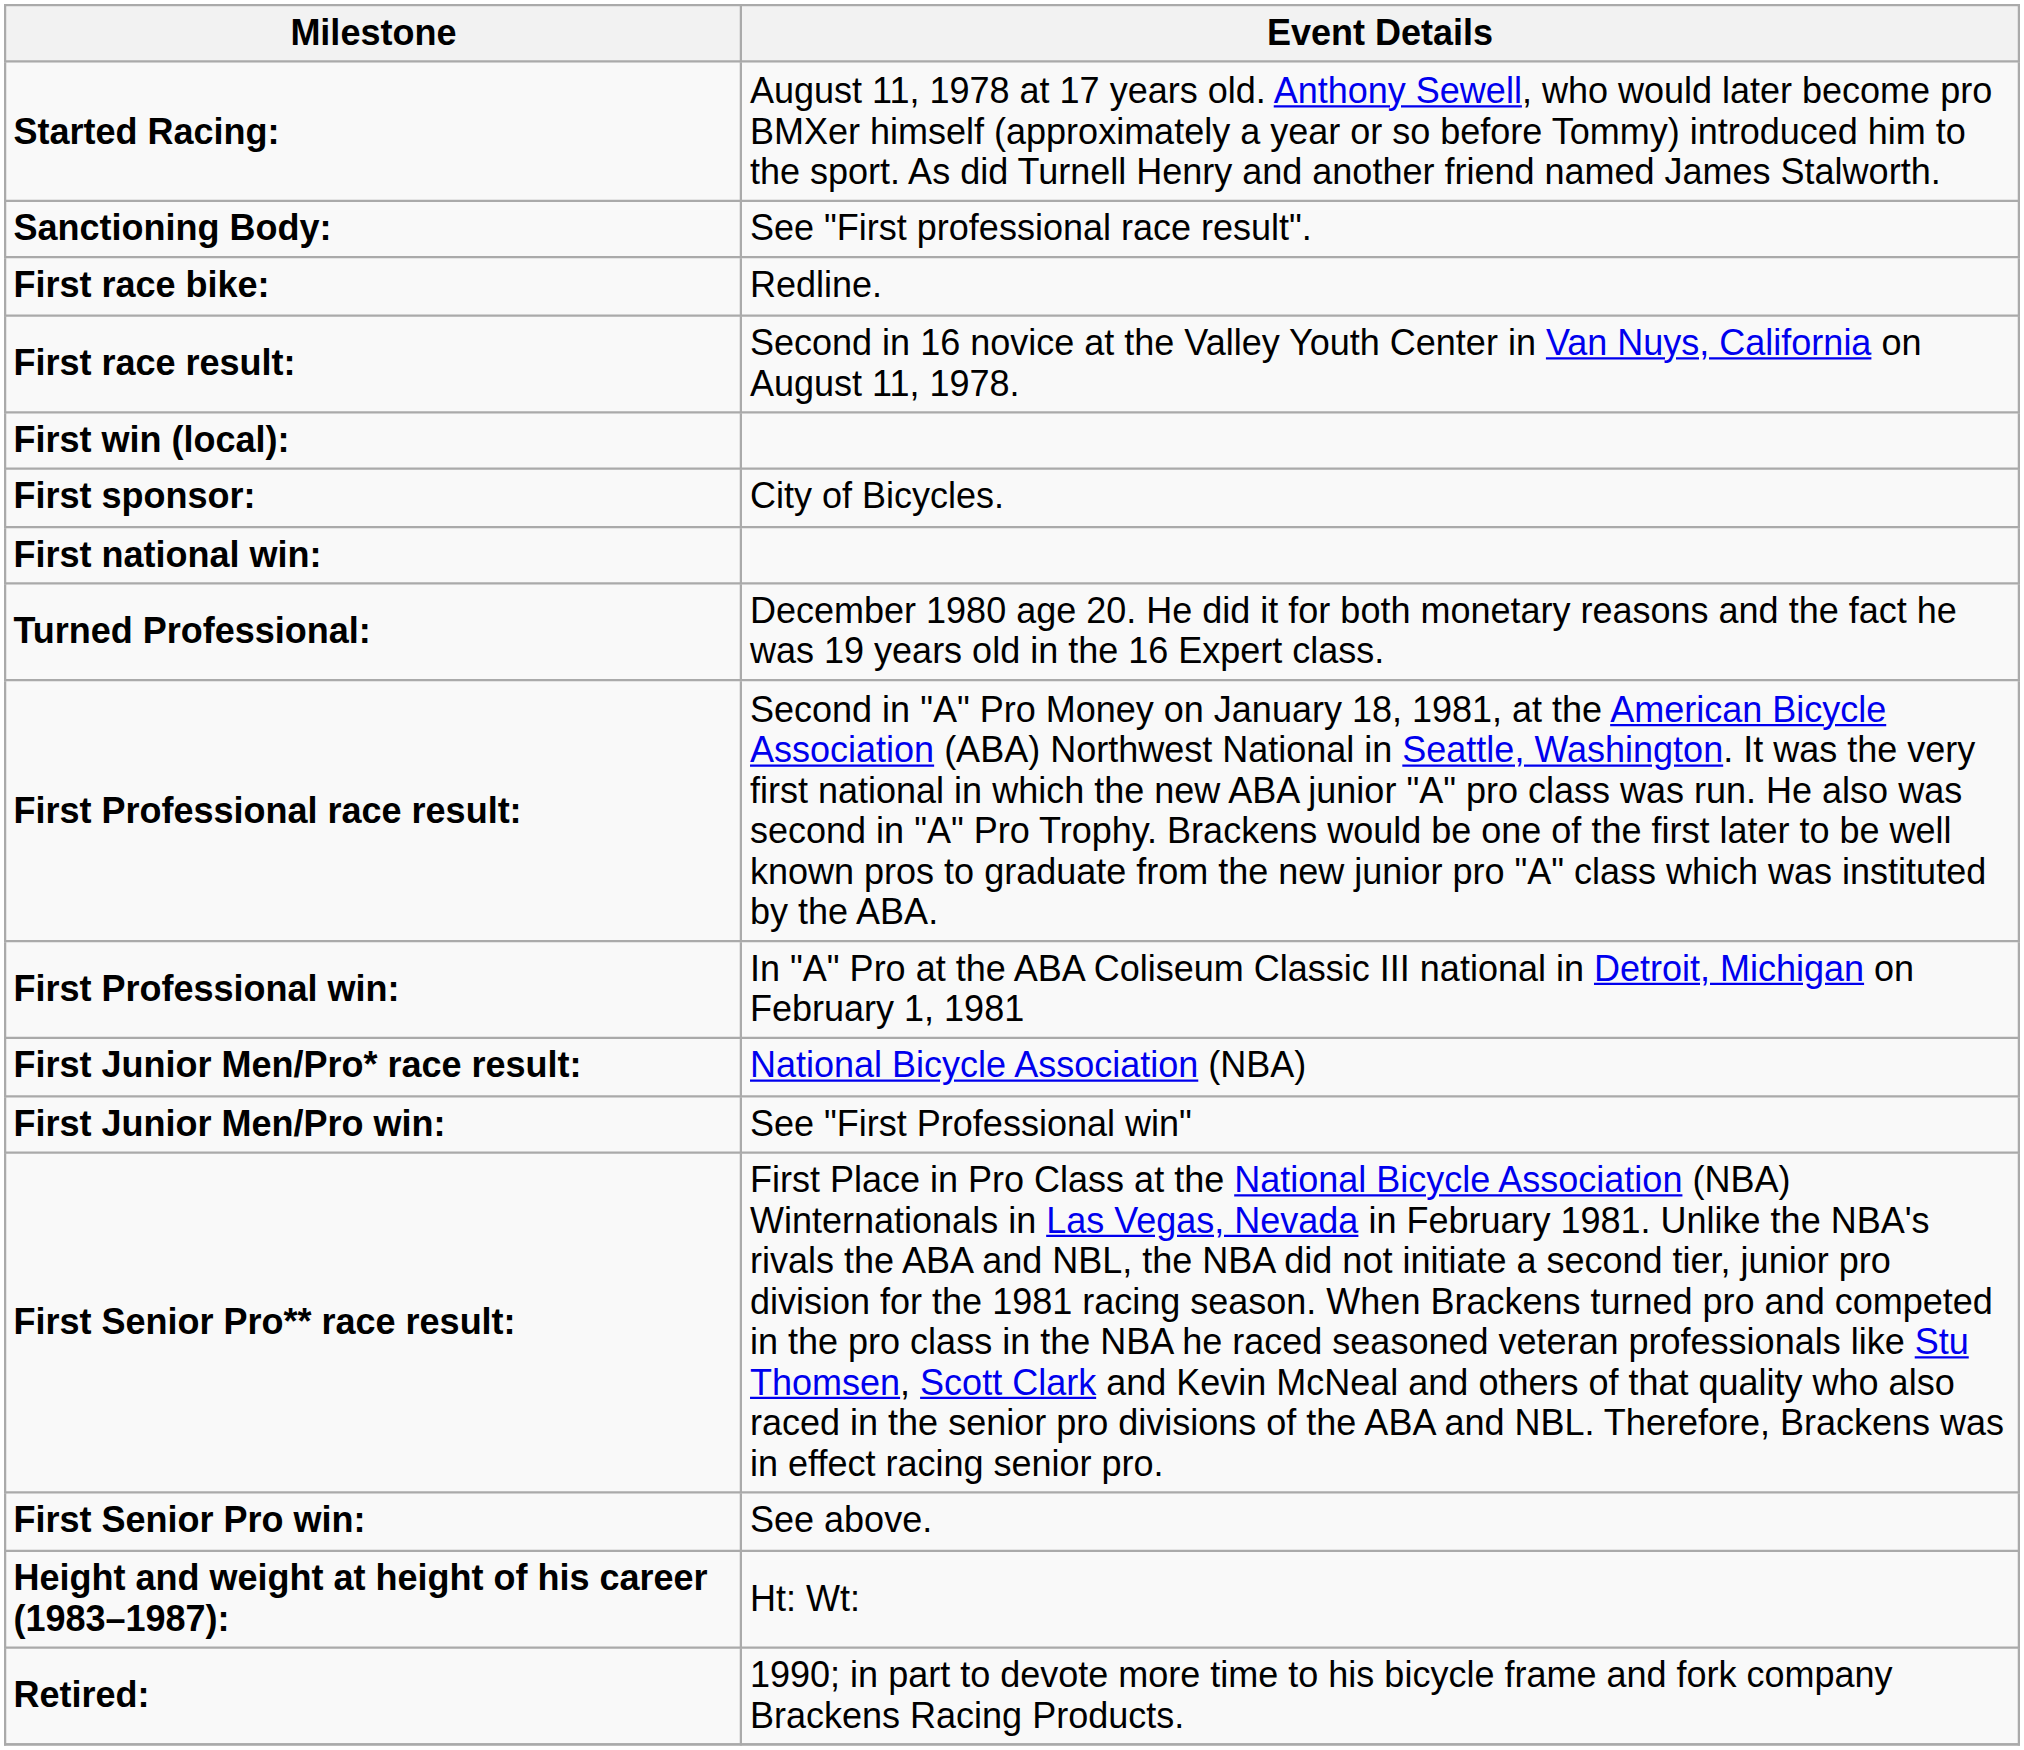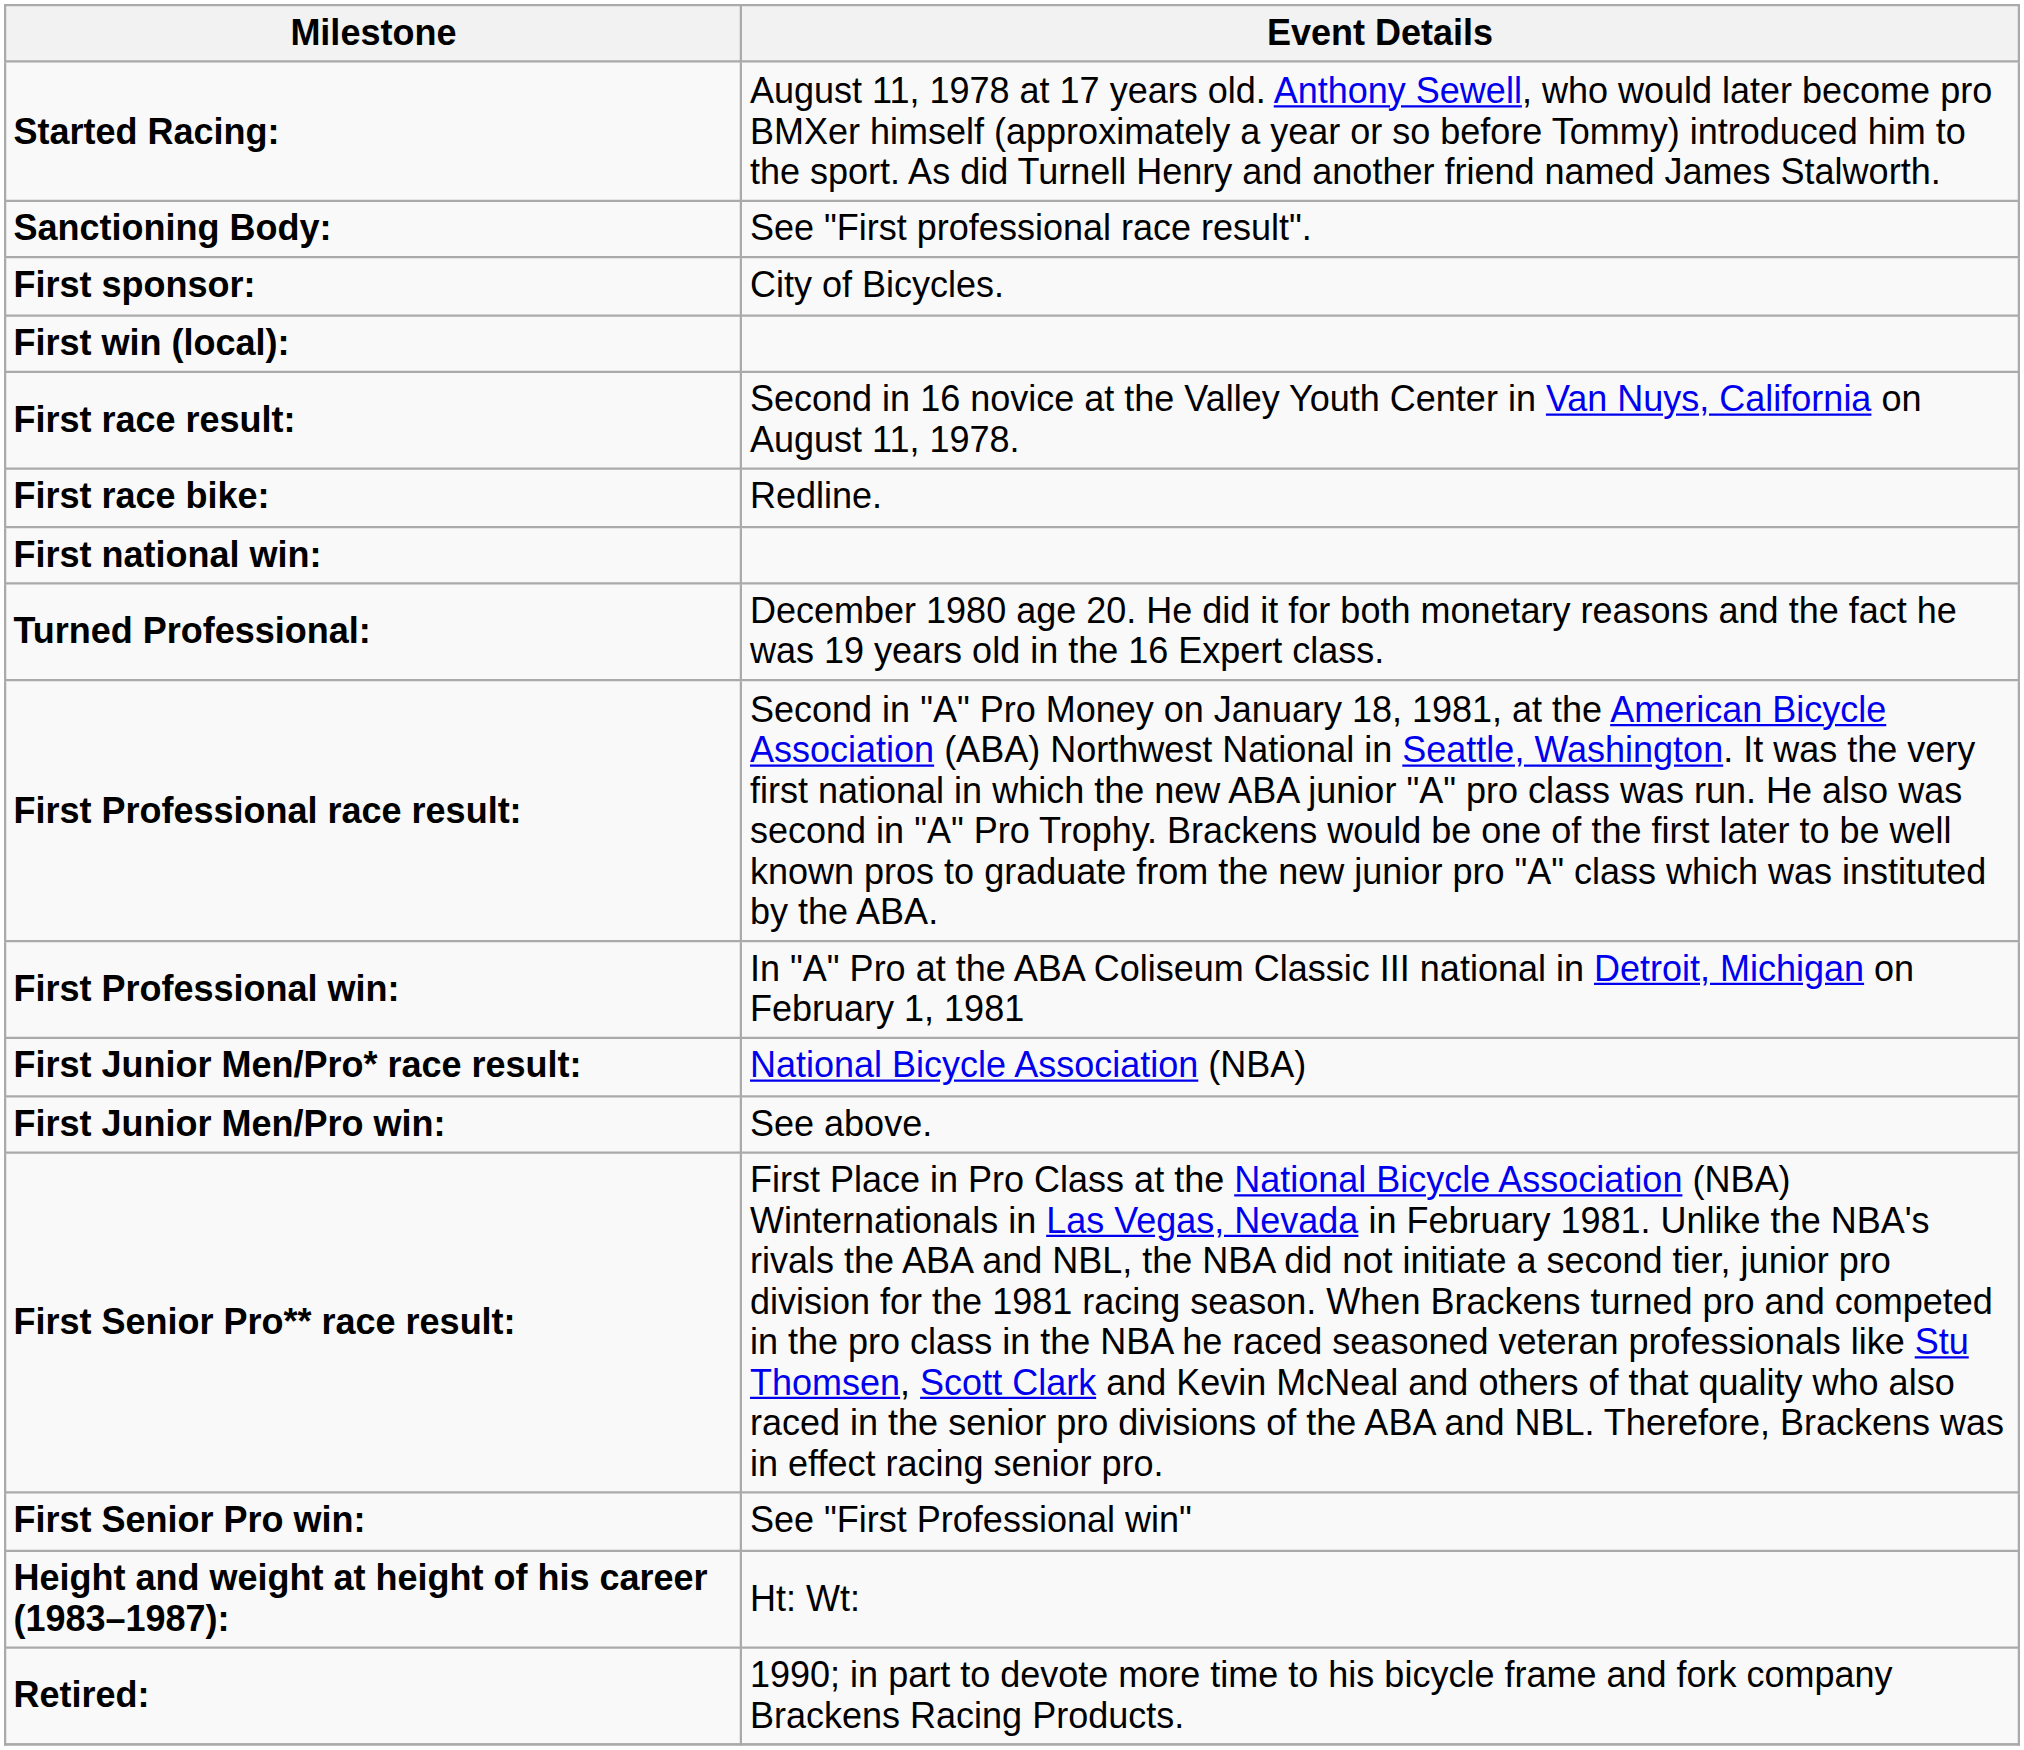rows swapped: (141, 285) <-> (134, 497)
rows swapped: (154, 362) <-> (151, 440)
(971, 1123) See "First Professional win" -> (841, 1123) See above.
(841, 1520) See above. -> (971, 1520) See "First Professional win"
